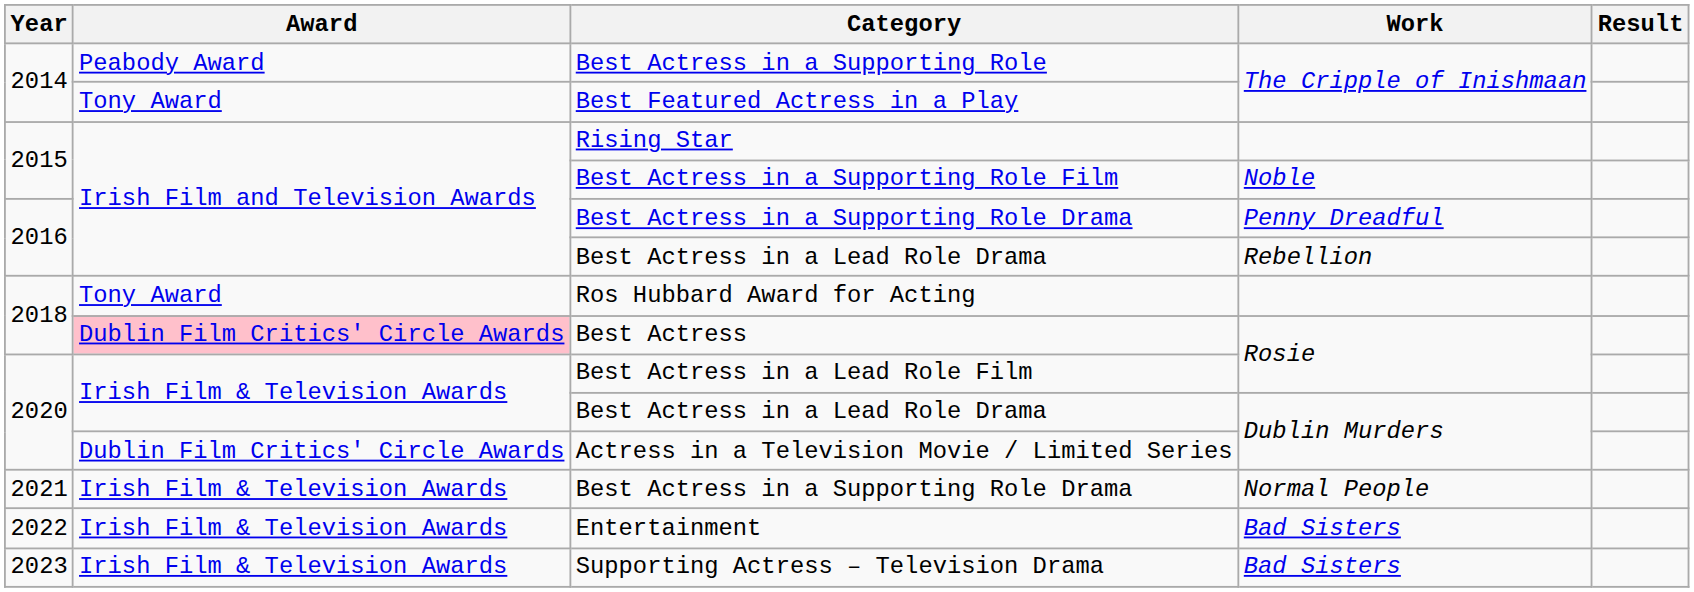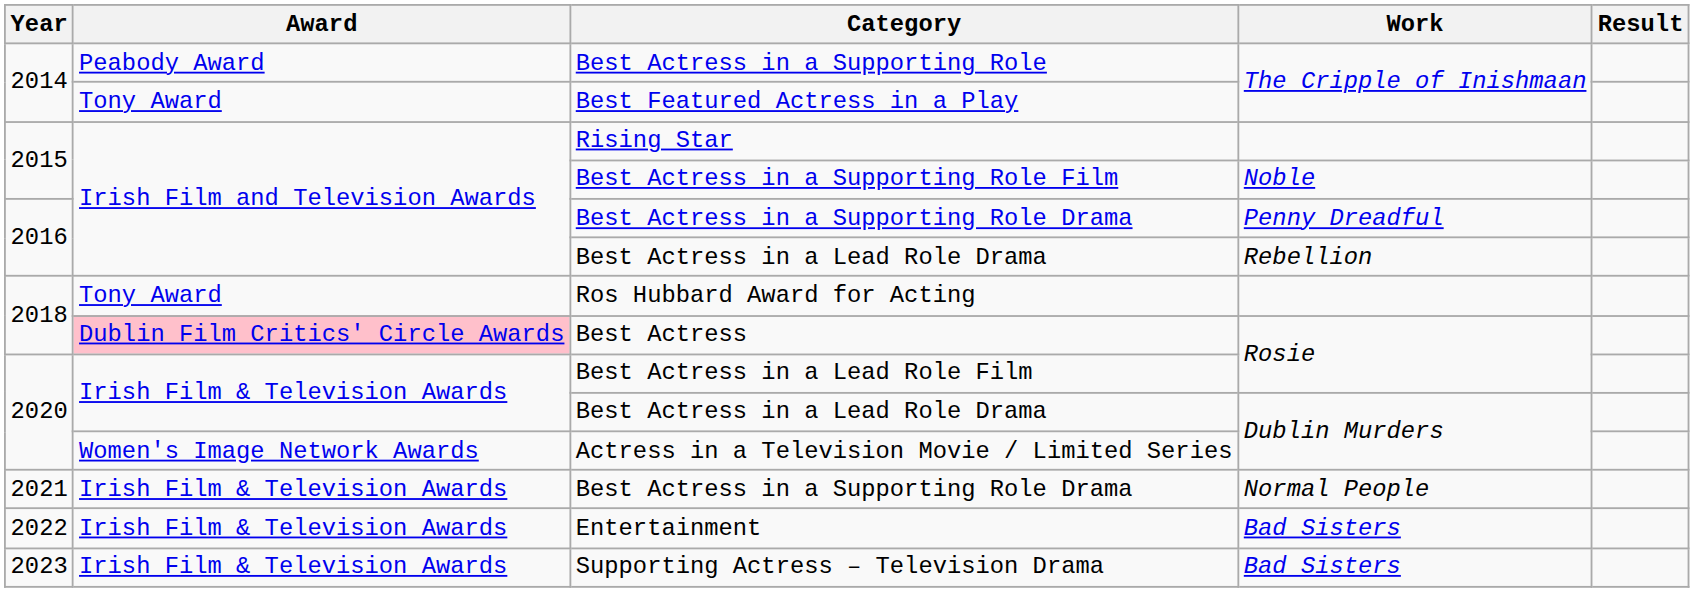(322, 451) Dublin Film Critics' Circle Awards -> (279, 451) Women's Image Network Awards
